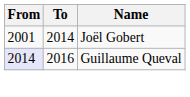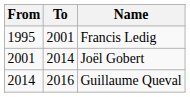+ row: (118, 37)
(21, 59) lavender background -> (21, 80) no background
